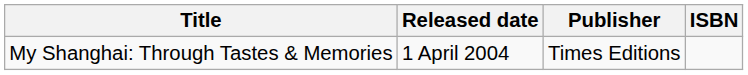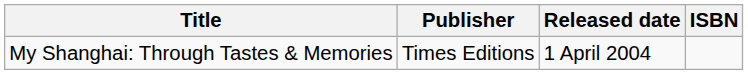columns swapped: (614, 20) <-> (470, 20)
